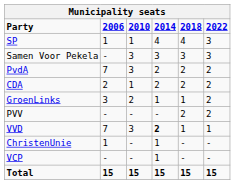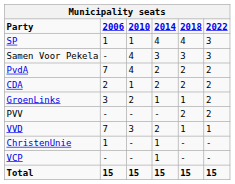(131, 56) 3 -> (131, 56) 4
(131, 70) 3 -> (131, 70) 4
(157, 129) bold -> (157, 129) normal
